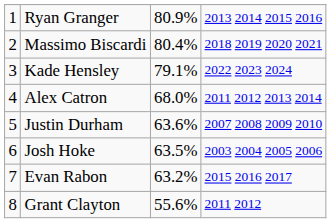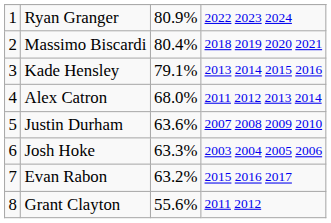(263, 17) 2013 2014 2015 2016 -> (248, 17) 2022 2023 2024
(248, 71) 2022 2023 2024 -> (263, 71) 2013 2014 2015 2016
(176, 151) 63.5% -> (176, 151) 63.3%
